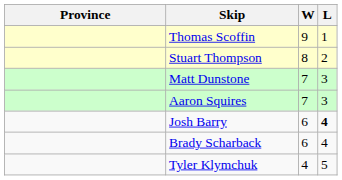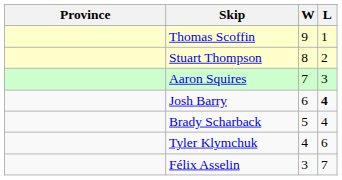- row: (209, 79)
(305, 143) 6 -> (305, 121) 5
(324, 164) 5 -> (324, 143) 6
+ row: (204, 164)
